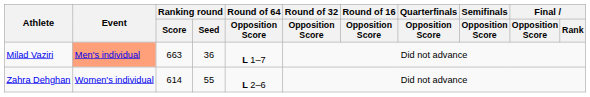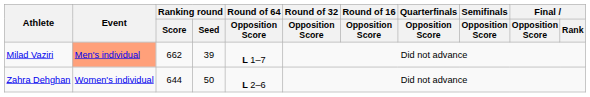(174, 55) 663 -> (174, 55) 662
(209, 55) 36 -> (209, 55) 39
(174, 80) 614 -> (174, 80) 644
(209, 80) 55 -> (209, 80) 50
